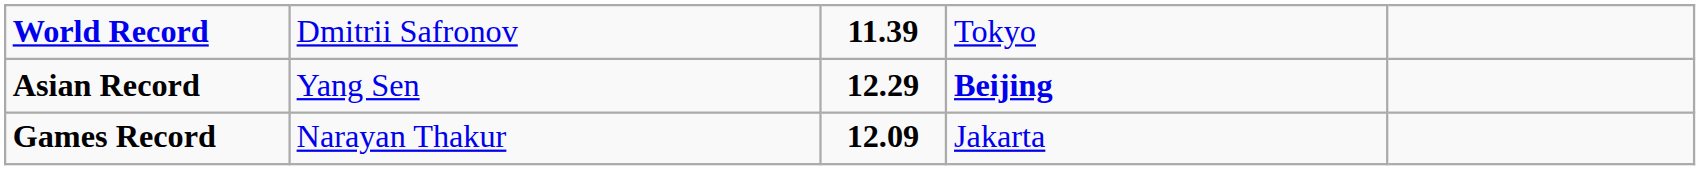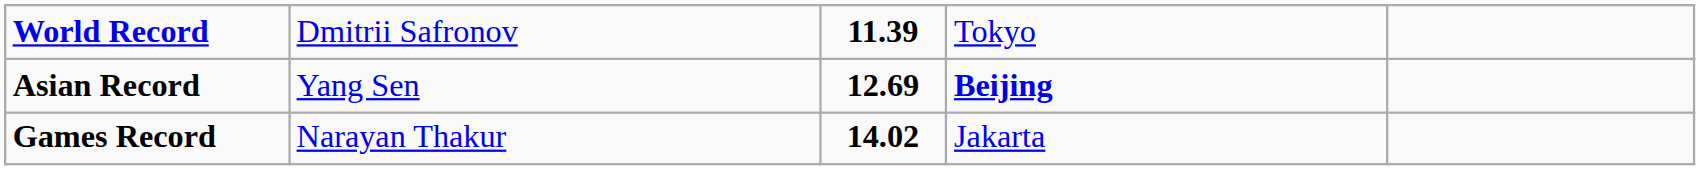(883, 84) 12.29 -> (883, 84) 12.69
(883, 137) 12.09 -> (883, 137) 14.02
